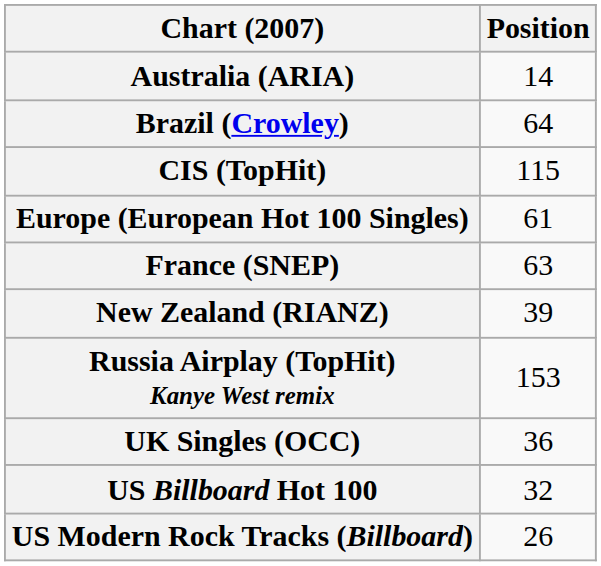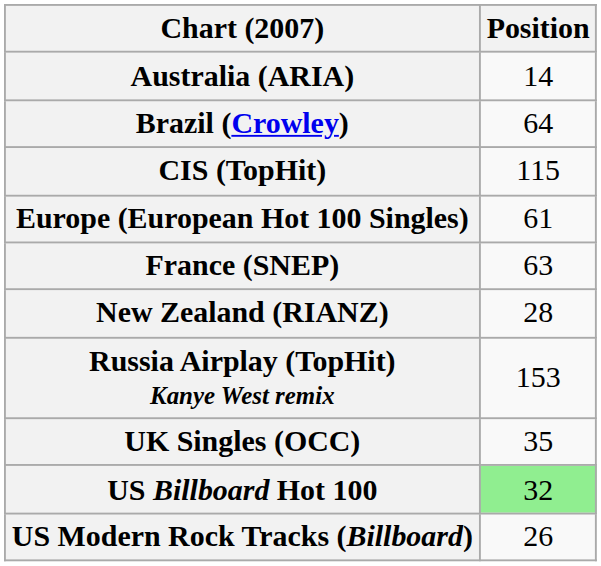(538, 312) 39 -> (538, 312) 28
(538, 441) 36 -> (538, 441) 35
(538, 488) no background -> (538, 488) lightgreen background
